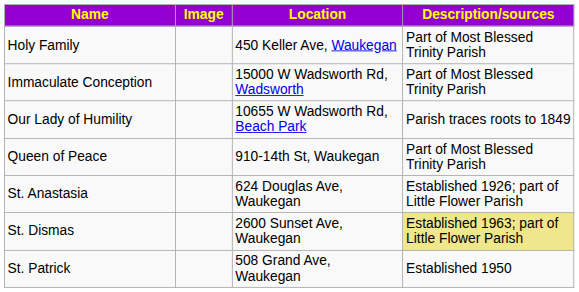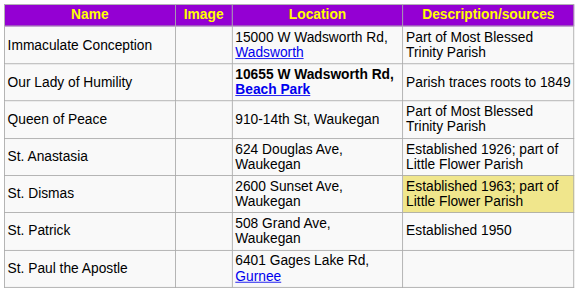- row: (44, 44)
(312, 119) normal -> (315, 82) bold
+ row: (68, 268)
